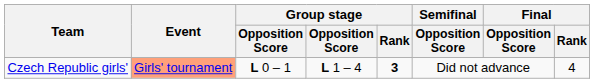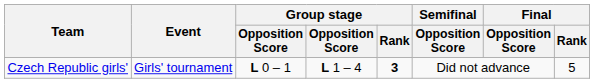(183, 68) lightsalmon background -> (183, 68) no background
(572, 68) 4 -> (572, 68) 5
